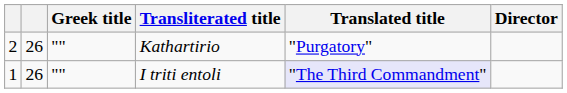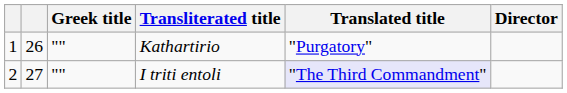(13, 46) 2 -> (13, 46) 1
(13, 74) 1 -> (13, 74) 2
(34, 74) 26 -> (34, 74) 27
